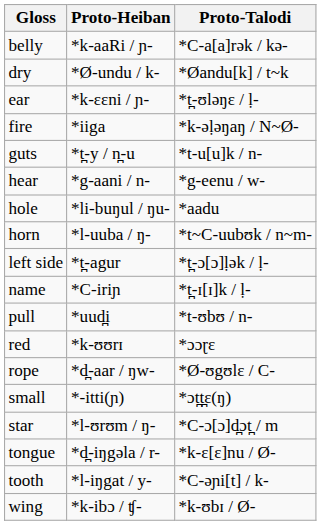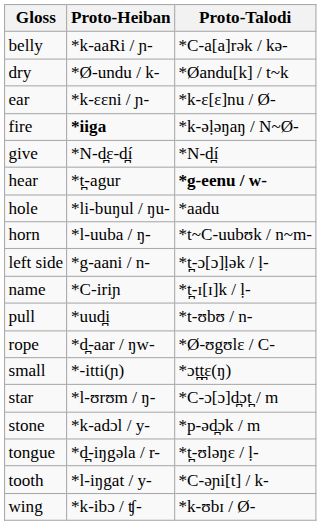(219, 99) *t̪-ʊlәŋɛ / ḷ- -> (227, 99) *k-ɛ[ɛ]nu / Ø-
(88, 126) normal -> (89, 126) bold
+ row: (23, 153)
- row: (23, 153)
(110, 180) *g-aani / n- -> (96, 180) *t̪-agur
(222, 180) normal -> (223, 180) bold
(96, 262) *t̪-agur -> (110, 262) *g-aani / n-
- row: (19, 343)
+ row: (27, 425)
(227, 452) *k-ɛ[ɛ]nu / Ø- -> (219, 452) *t̪-ʊlәŋɛ / ḷ-
